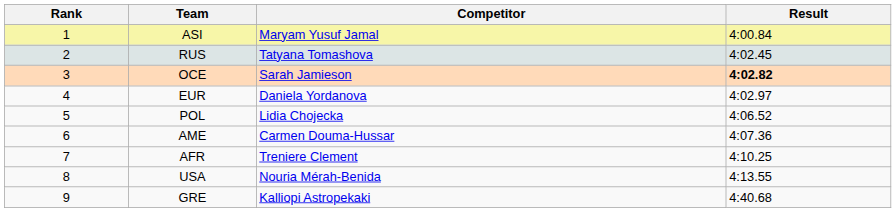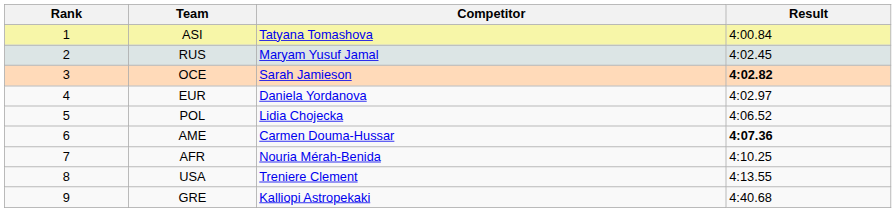(319, 34) Maryam Yusuf Jamal -> (316, 34) Tatyana Tomashova
(316, 55) Tatyana Tomashova -> (319, 55) Maryam Yusuf Jamal
(751, 136) normal -> (751, 136) bold
(308, 156) Treniere Clement -> (320, 156) Nouria Mérah-Benida
(320, 177) Nouria Mérah-Benida -> (308, 177) Treniere Clement
